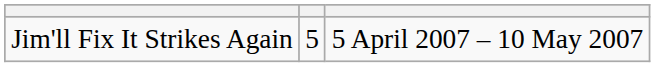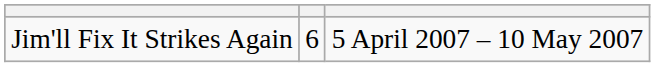(312, 38) 5 -> (312, 38) 6
